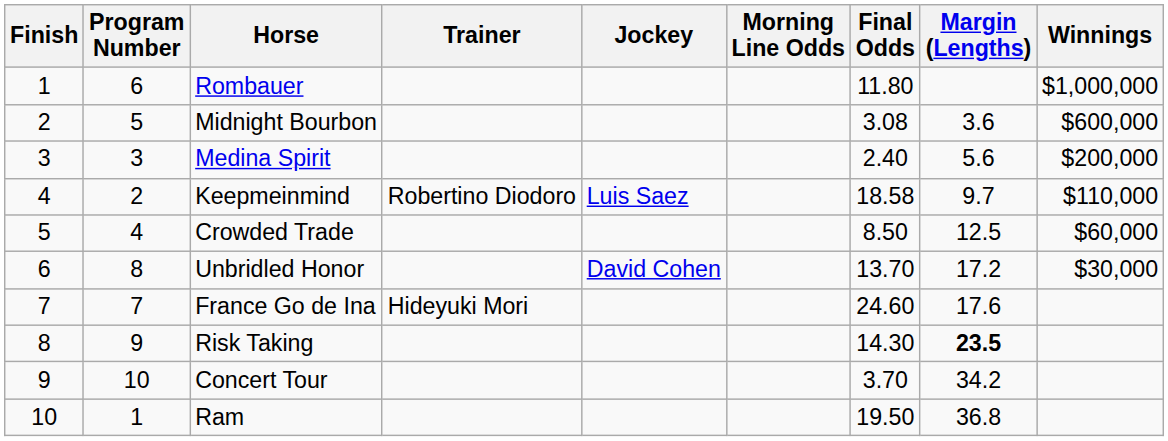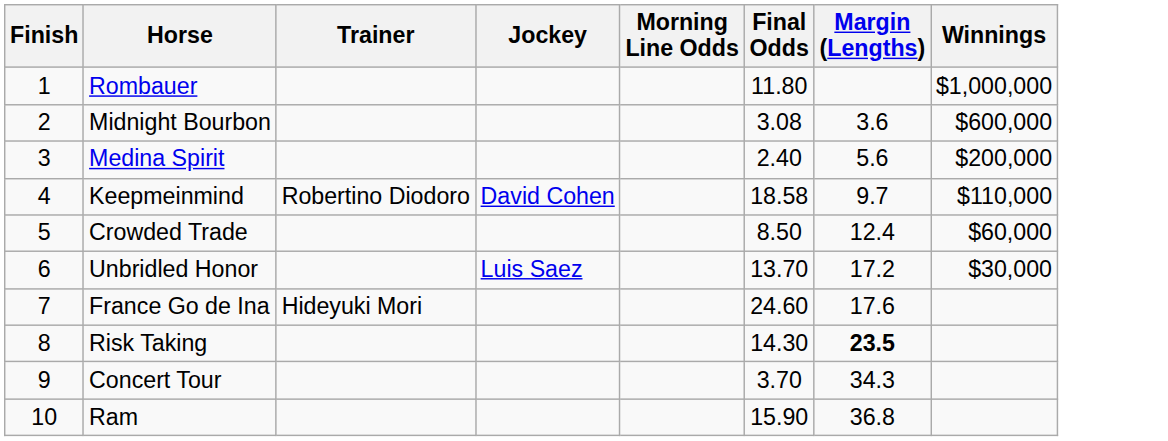- column: (137, 35)
(638, 196) Luis Saez -> (548, 196) David Cohen
(978, 232) 12.5 -> (872, 232) 12.4
(654, 269) David Cohen -> (532, 269) Luis Saez
(978, 380) 34.2 -> (872, 380) 34.3
(885, 416) 19.50 -> (779, 416) 15.90
